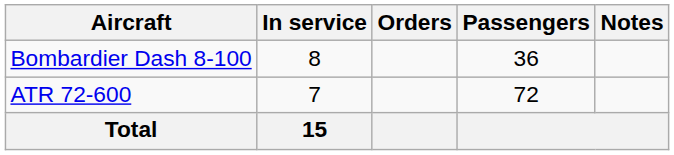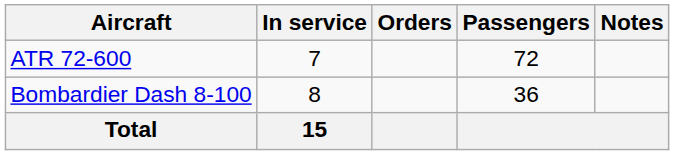rows swapped: (71, 94) <-> (131, 58)
